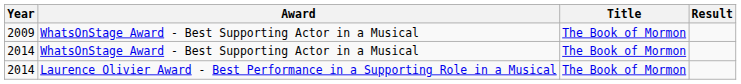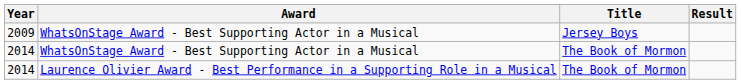(624, 32) The Book of Mormon -> (600, 32) Jersey Boys
